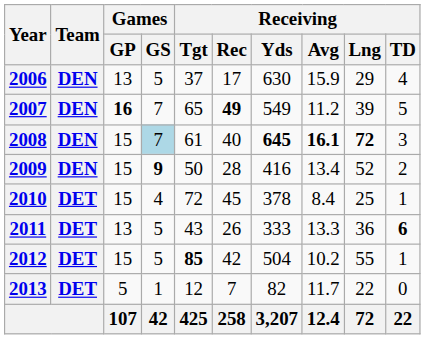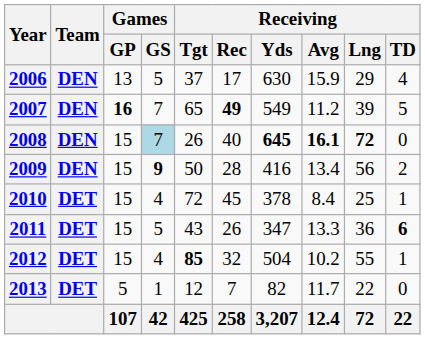(194, 139) 61 -> (194, 139) 26
(403, 139) 3 -> (403, 139) 0
(365, 169) 52 -> (365, 169) 56
(123, 229) 13 -> (123, 229) 15
(277, 229) 333 -> (277, 229) 347
(158, 259) 5 -> (158, 259) 4
(232, 259) 42 -> (232, 259) 32
